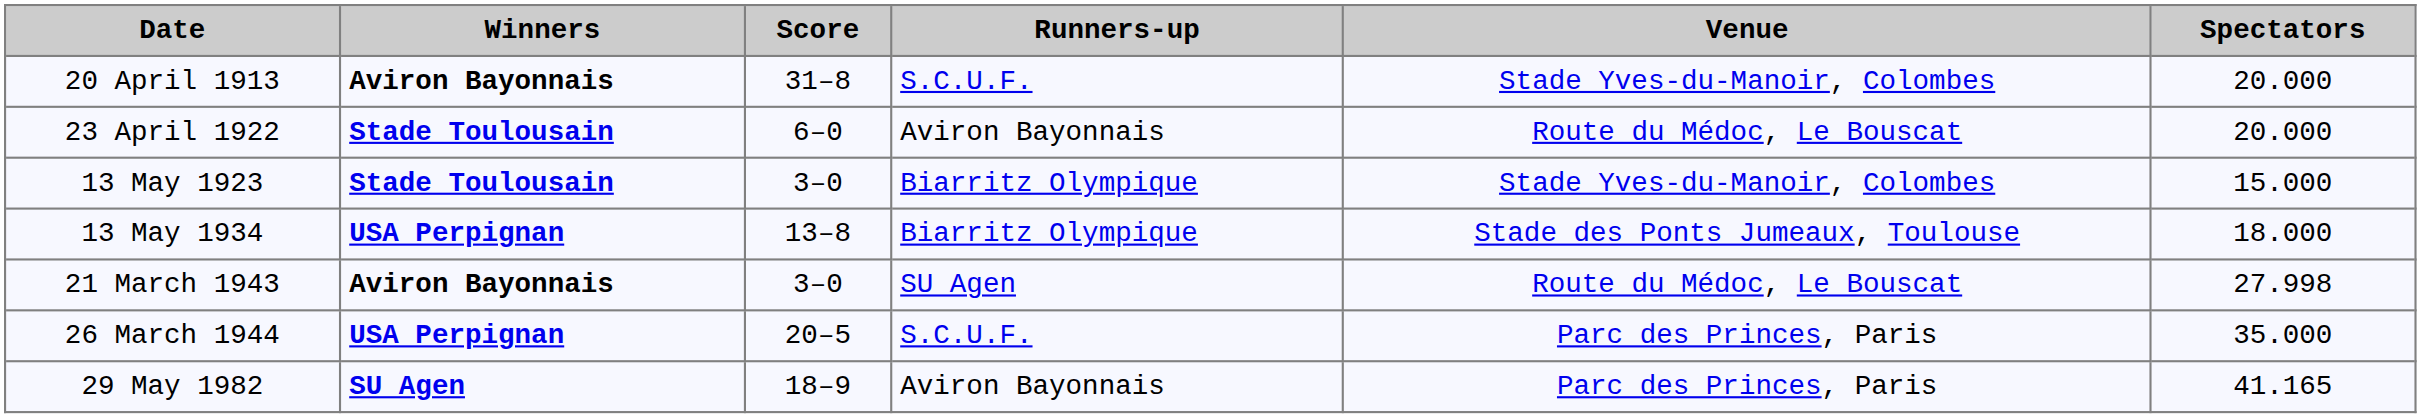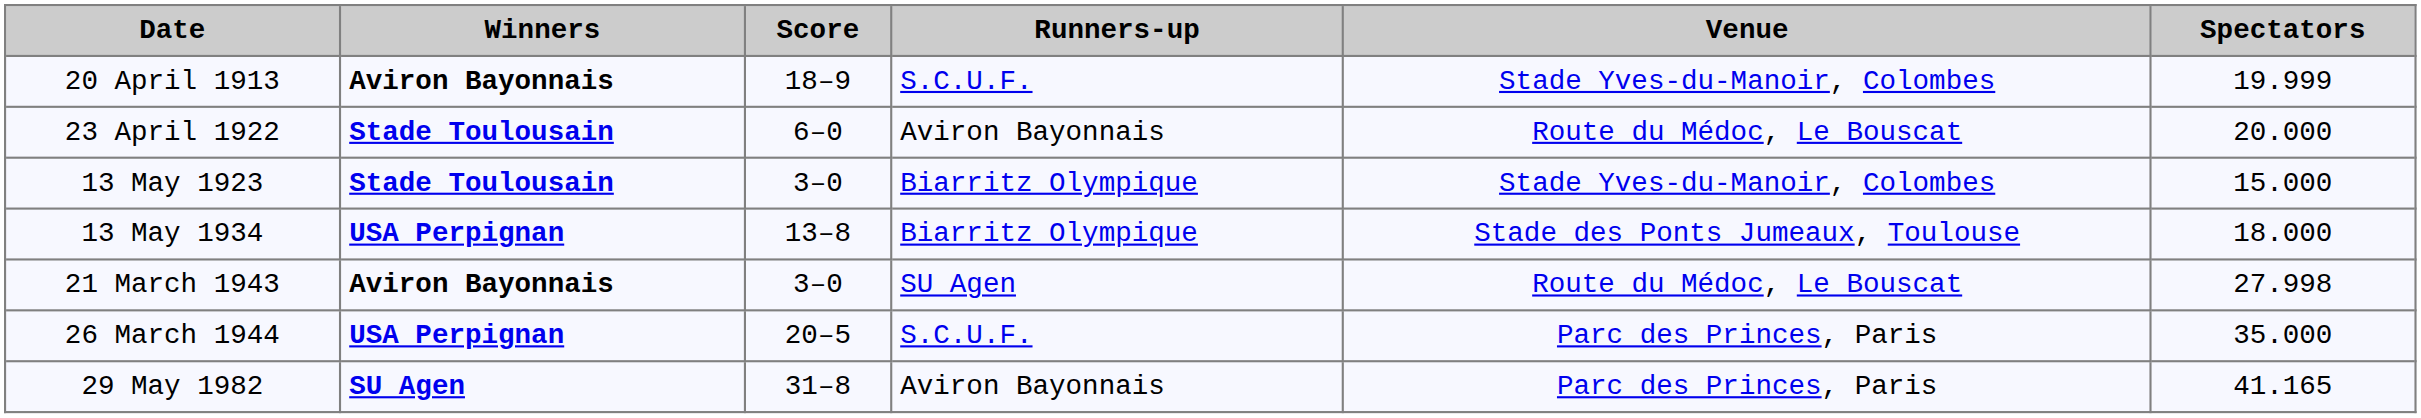(818, 81) 31–8 -> (818, 81) 18–9
(2283, 81) 20.000 -> (2283, 81) 19.999
(818, 387) 18–9 -> (818, 387) 31–8
